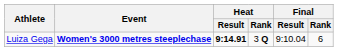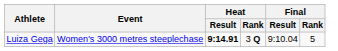(134, 40) bold -> (130, 40) normal
(321, 40) 6 -> (313, 40) 5
